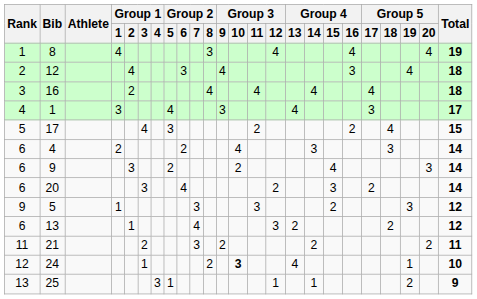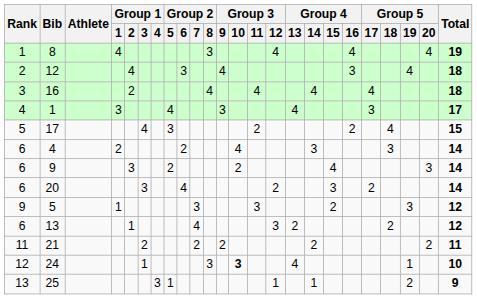(197, 245) 3 -> (197, 245) 2
(210, 264) 2 -> (210, 264) 3
